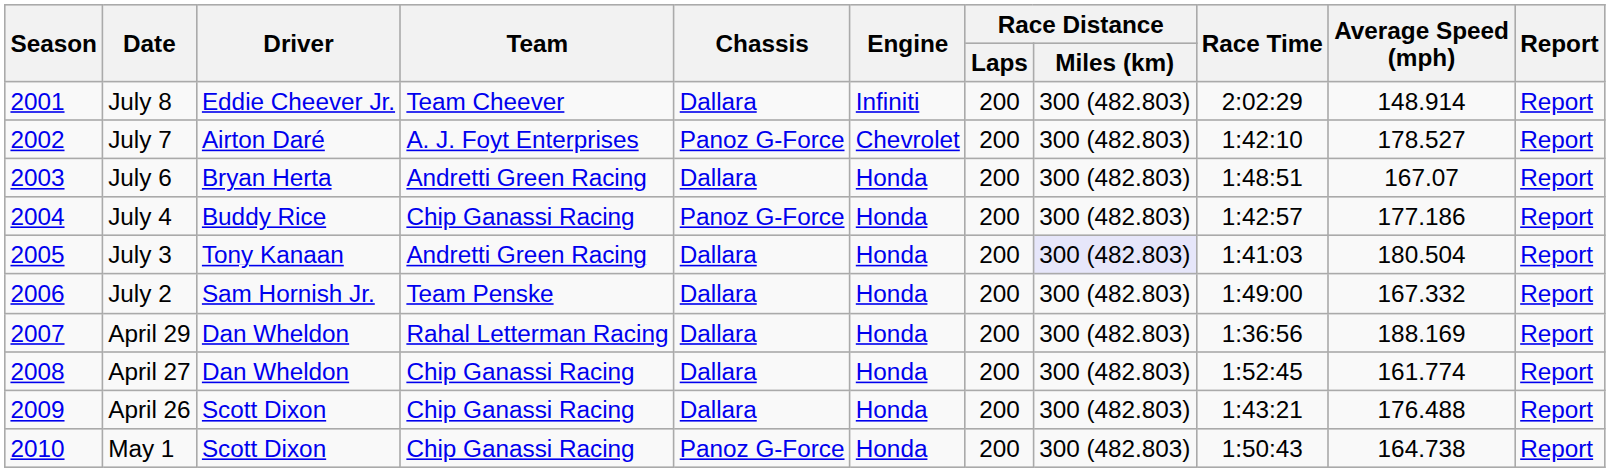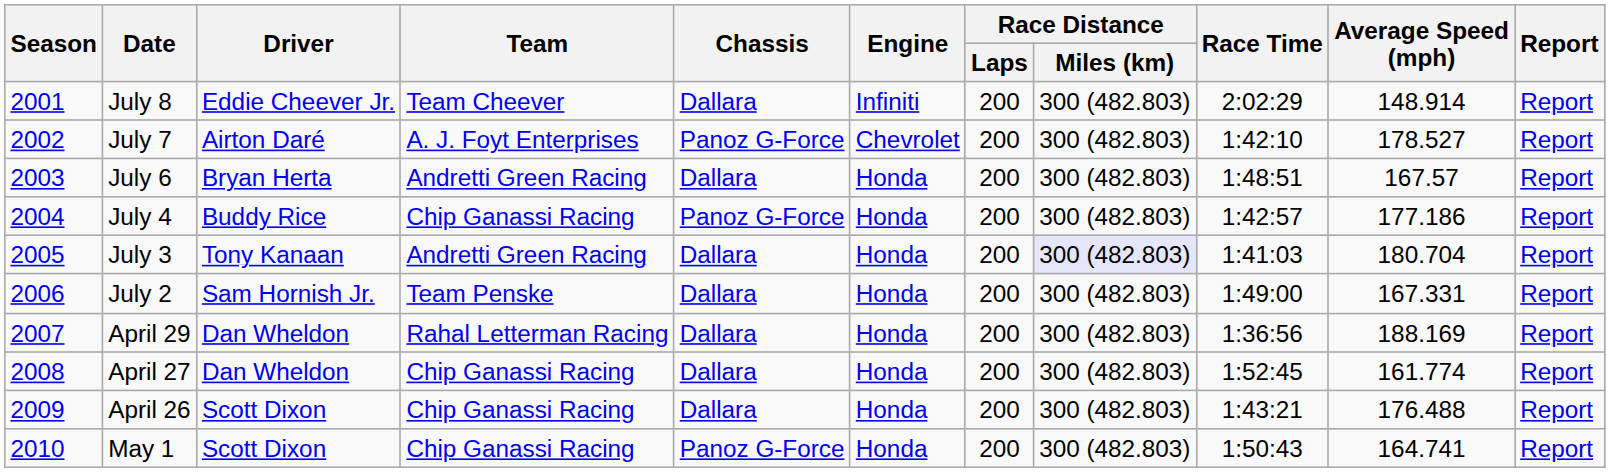(1422, 178) 167.07 -> (1422, 178) 167.57
(1422, 255) 180.504 -> (1422, 255) 180.704
(1422, 294) 167.332 -> (1422, 294) 167.331
(1422, 448) 164.738 -> (1422, 448) 164.741
